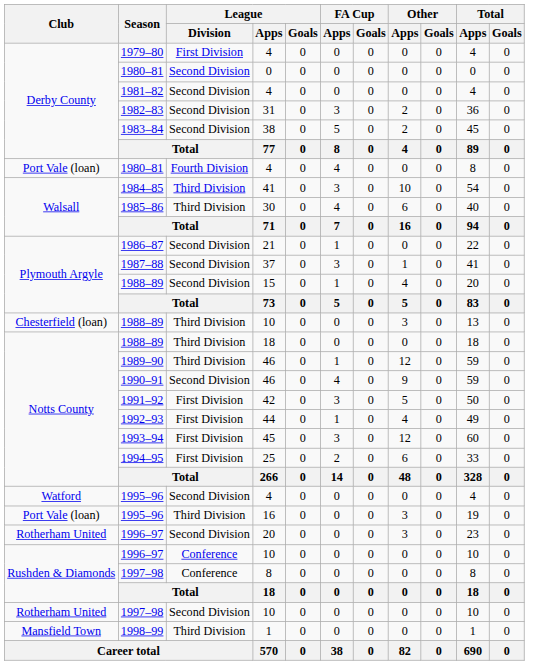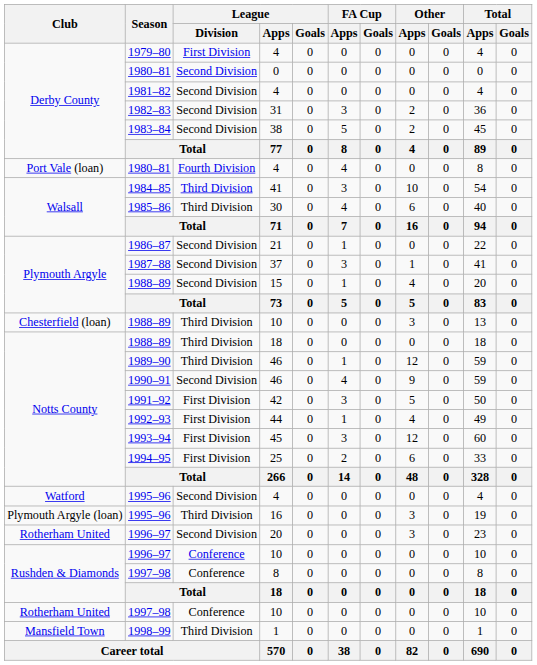(61, 515) Port Vale (loan) -> (65, 515) Plymouth Argyle (loan)
(209, 611) Second Division -> (217, 611) Conference
